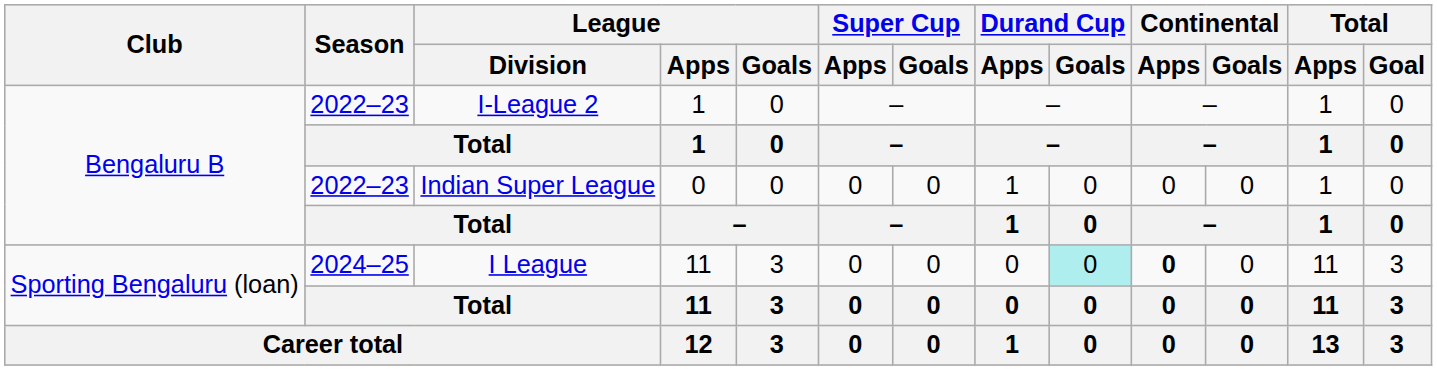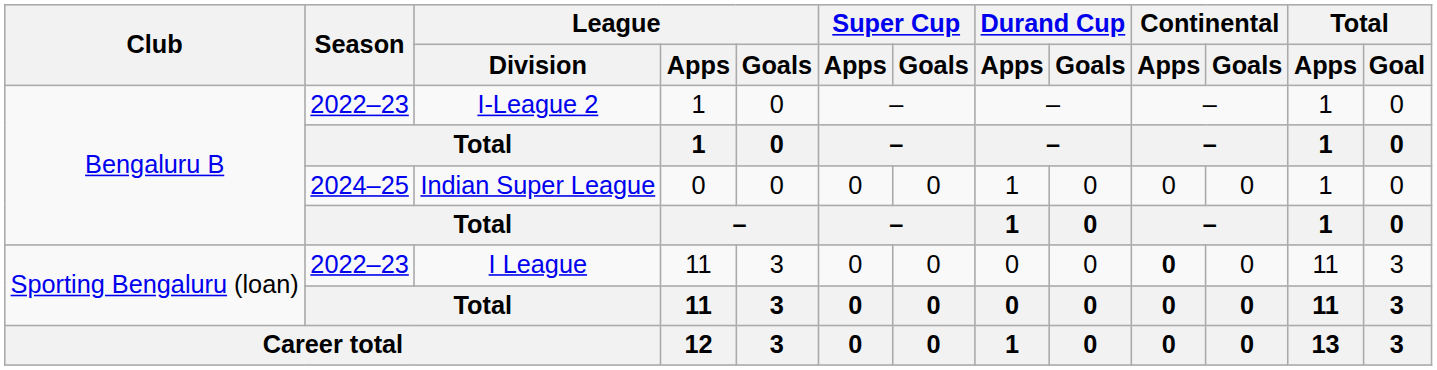(360, 184) 2022–23 -> (360, 184) 2024–25
(360, 265) 2024–25 -> (360, 265) 2022–23
(1090, 265) paleturquoise background -> (1090, 265) no background
